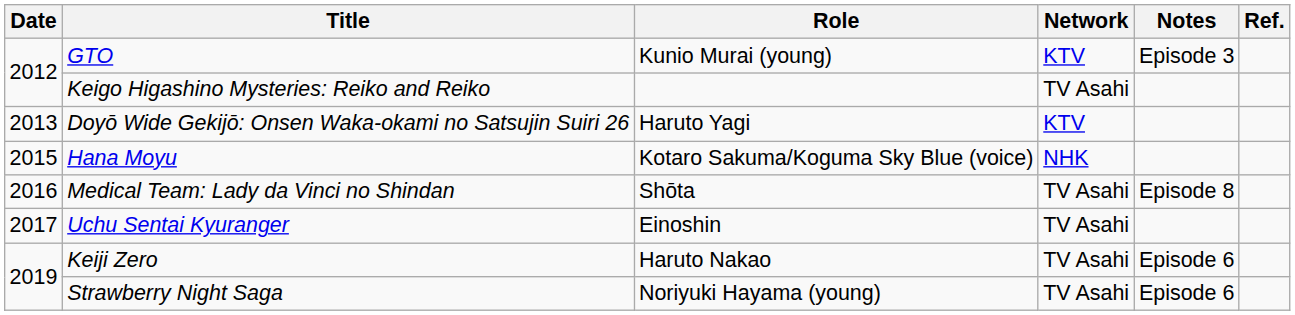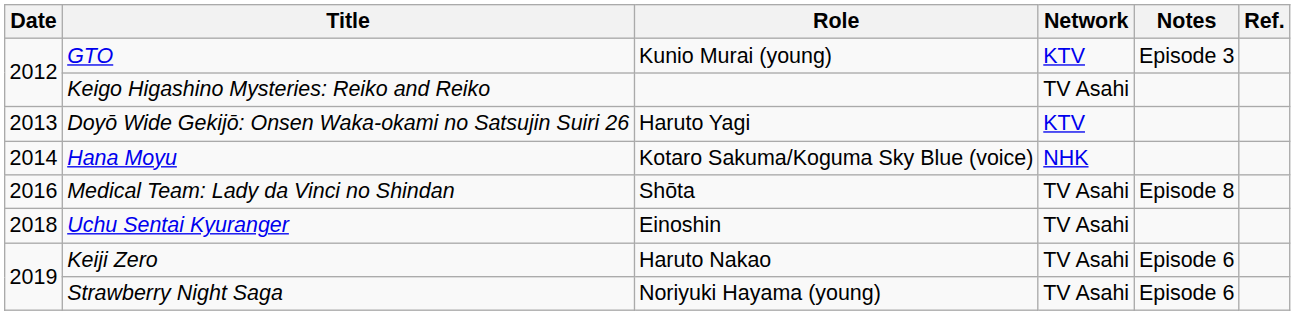(33, 157) 2015 -> (33, 157) 2014
(33, 225) 2017 -> (33, 225) 2018
